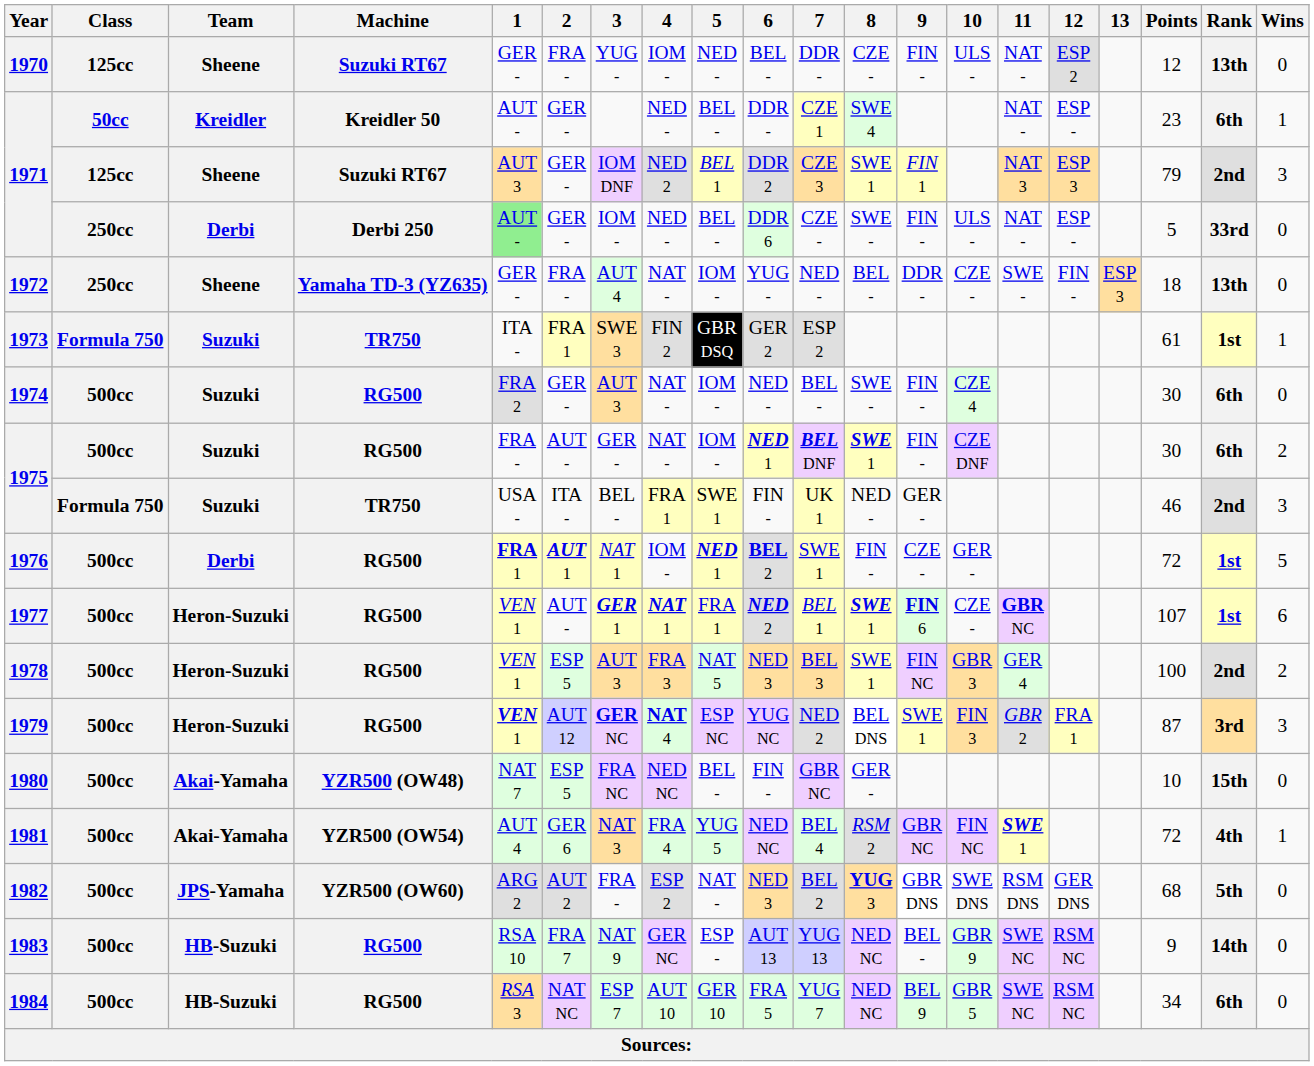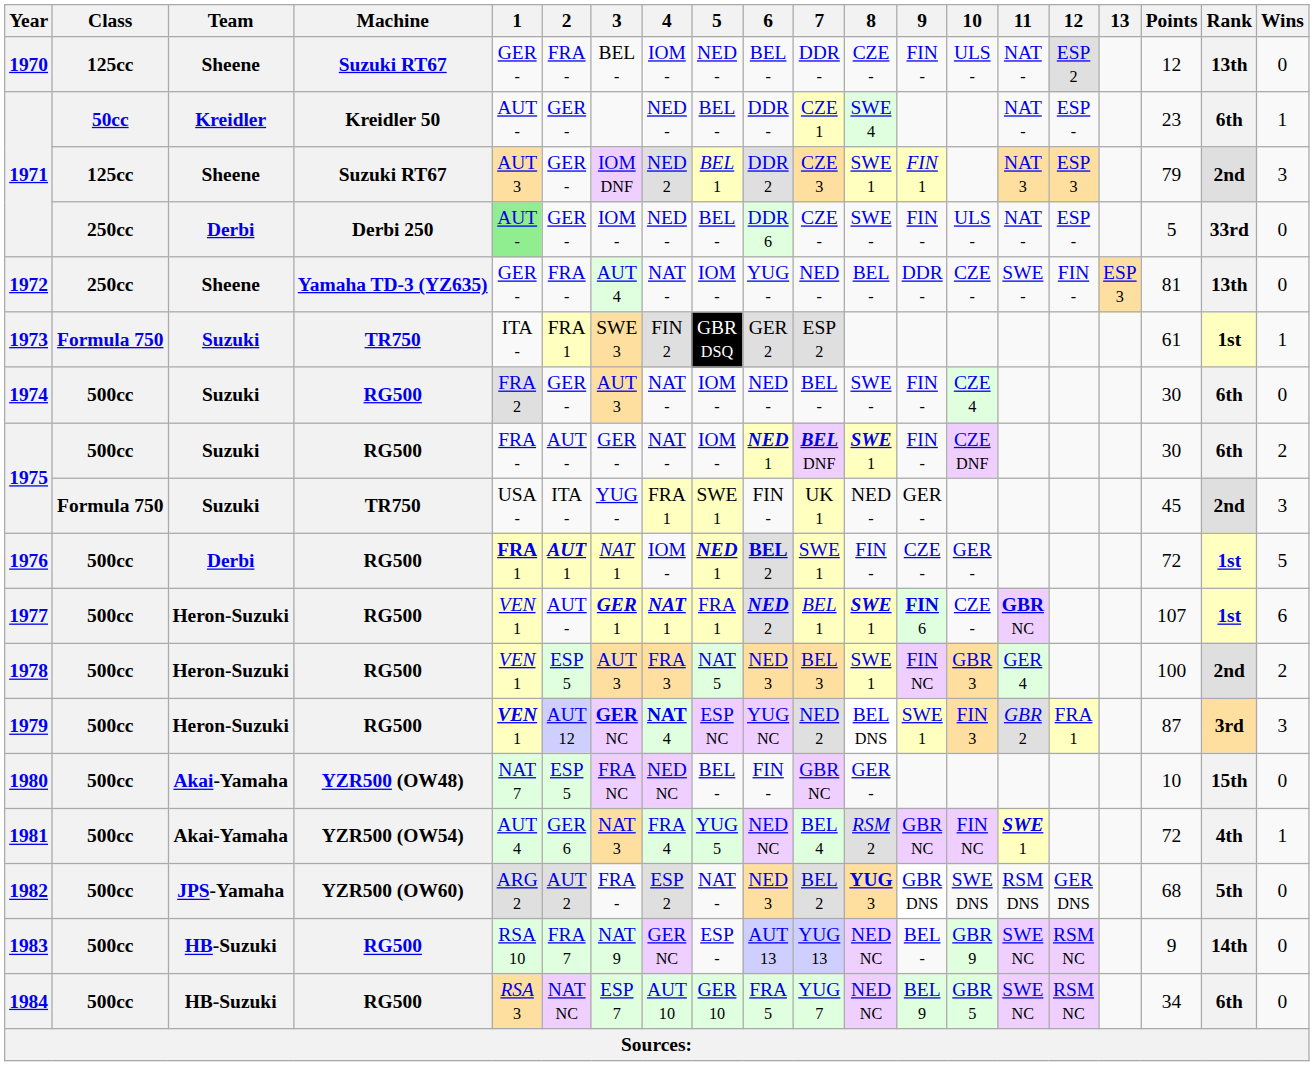(617, 64) YUG - -> (617, 64) BEL -
(1172, 284) 18 -> (1172, 284) 81
(617, 505) BEL - -> (617, 505) YUG -
(1172, 505) 46 -> (1172, 505) 45
